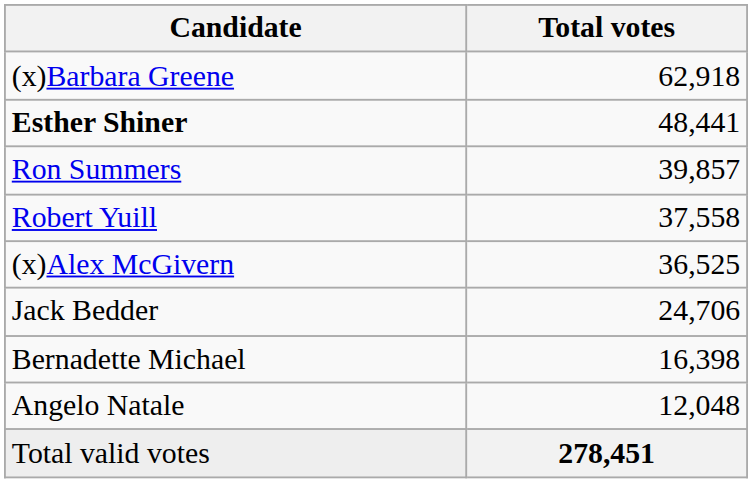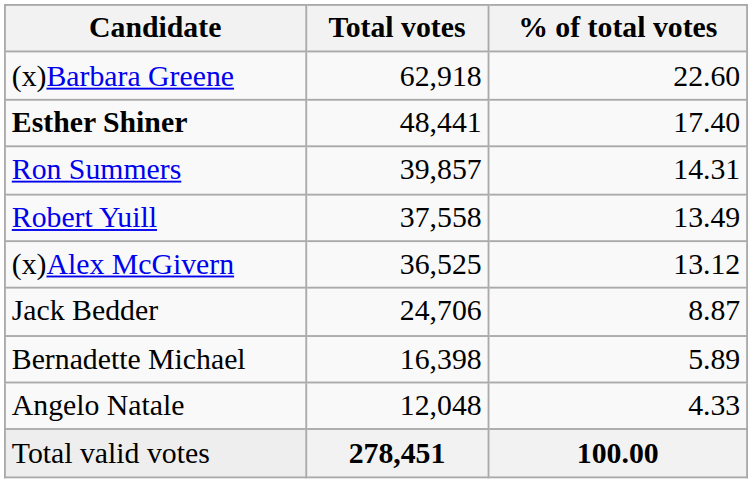+ column: (618, 28)
